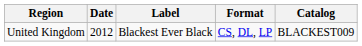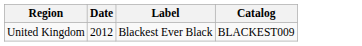- column: (245, 13)
